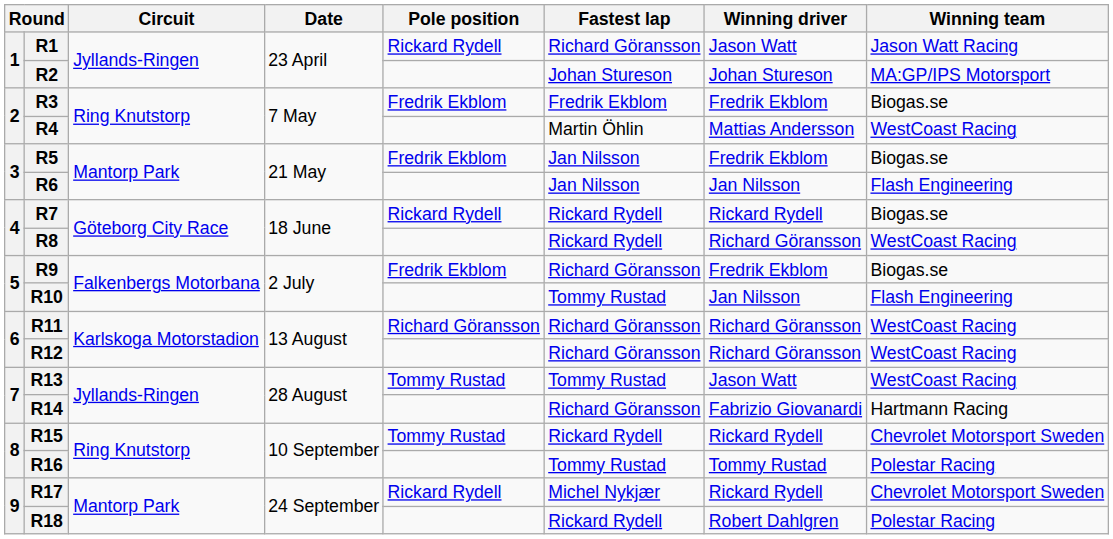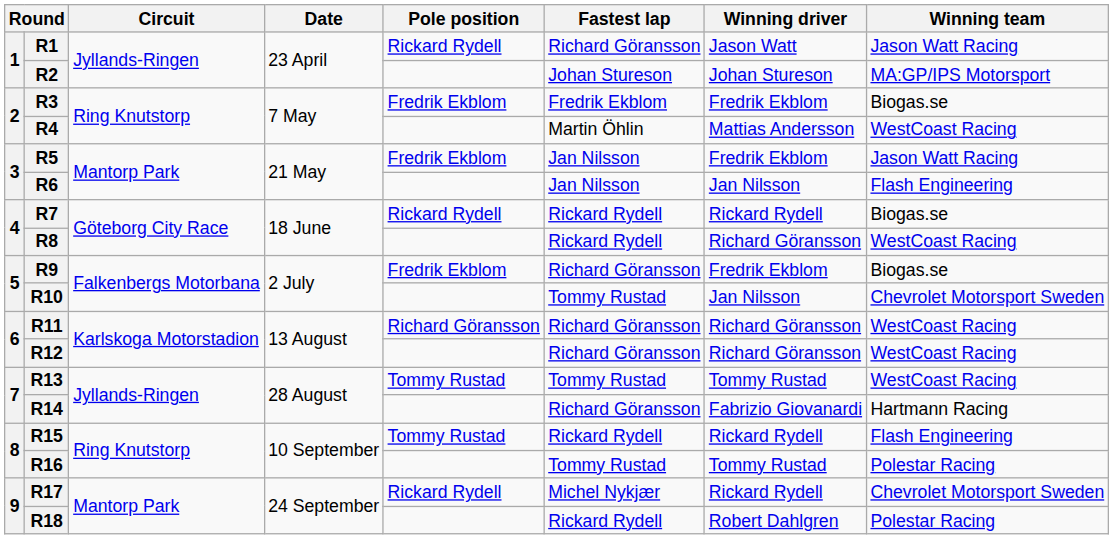(909, 158) Biogas.se -> (944, 158) Jason Watt Racing
(942, 297) Flash Engineering -> (987, 297) Chevrolet Motorsport Sweden
(753, 380) Jason Watt -> (768, 380) Tommy Rustad
(987, 436) Chevrolet Motorsport Sweden -> (942, 436) Flash Engineering
